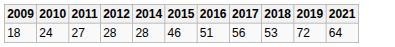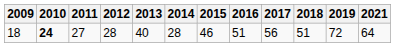+ column: (149, 14)
(46, 33) normal -> (46, 33) bold
(271, 33) 53 -> (303, 33) 51
